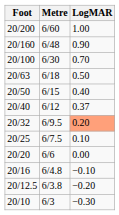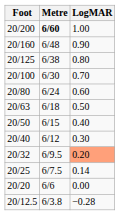(51, 29) normal -> (51, 29) bold
+ row: (21, 60)
+ row: (19, 91)
(81, 107) 0.37 -> (81, 139) 0.30
(81, 139) 0.10 -> (81, 170) 0.14
- row: (19, 170)
(84, 186) −0.20 -> (84, 202) −0.28
- row: (19, 202)
